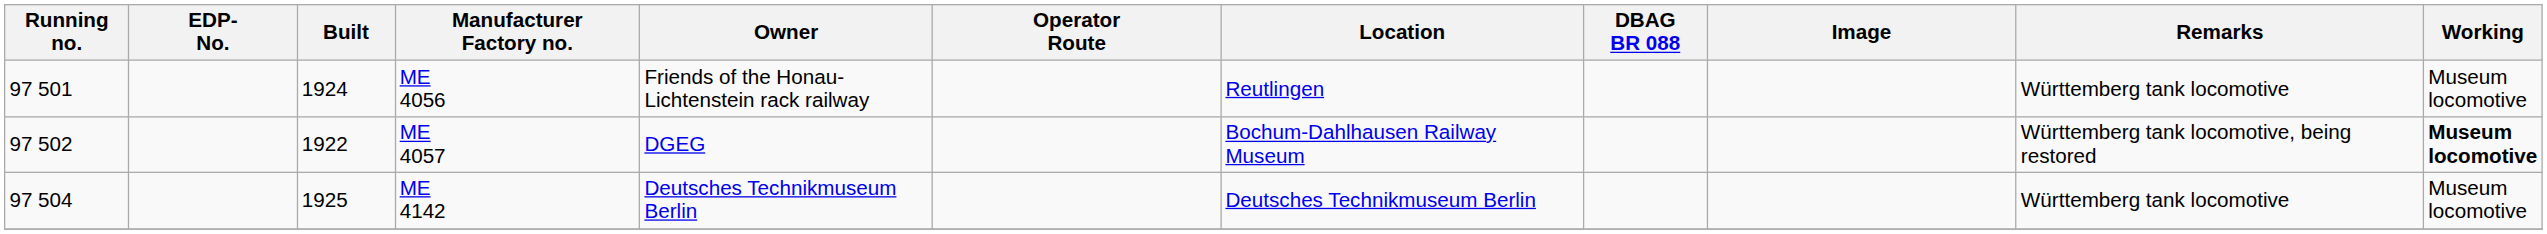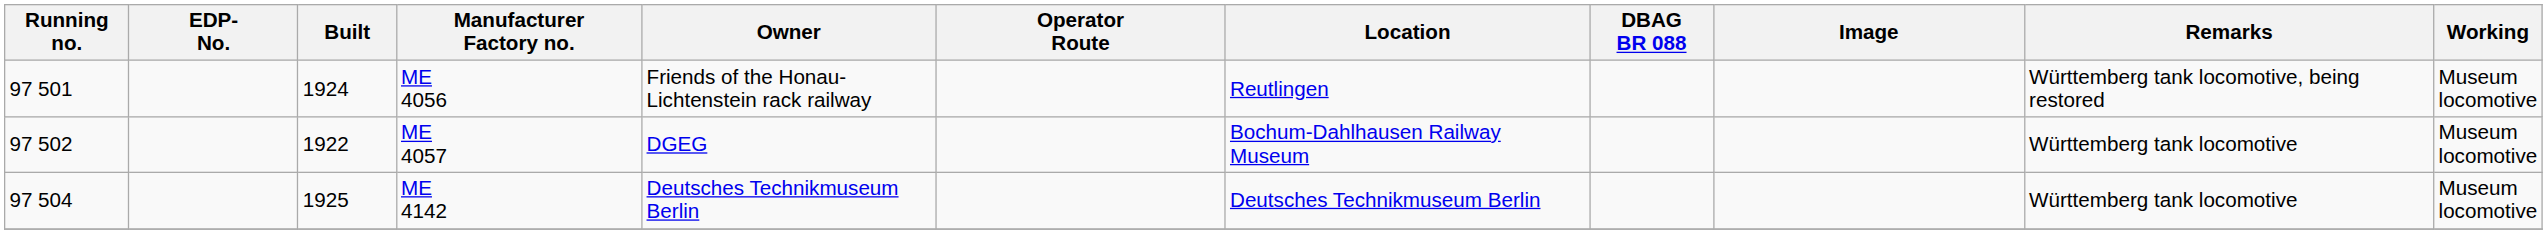(2155, 88) Württemberg tank locomotive -> (2194, 88) Württemberg tank locomotive, being restored
(2186, 144) Württemberg tank locomotive, being restored -> (2163, 144) Württemberg tank locomotive
(2483, 144) bold -> (2488, 144) normal
